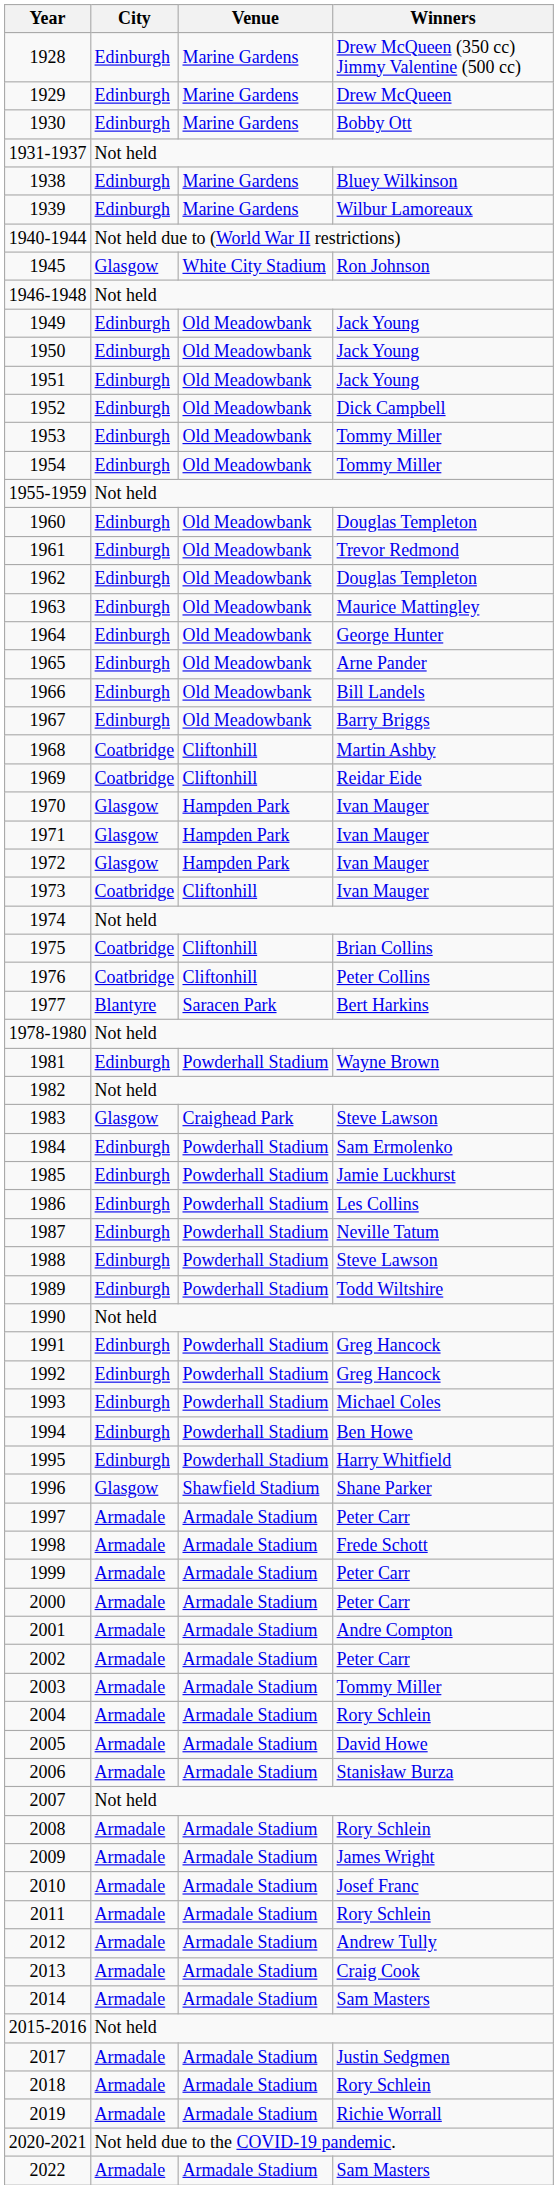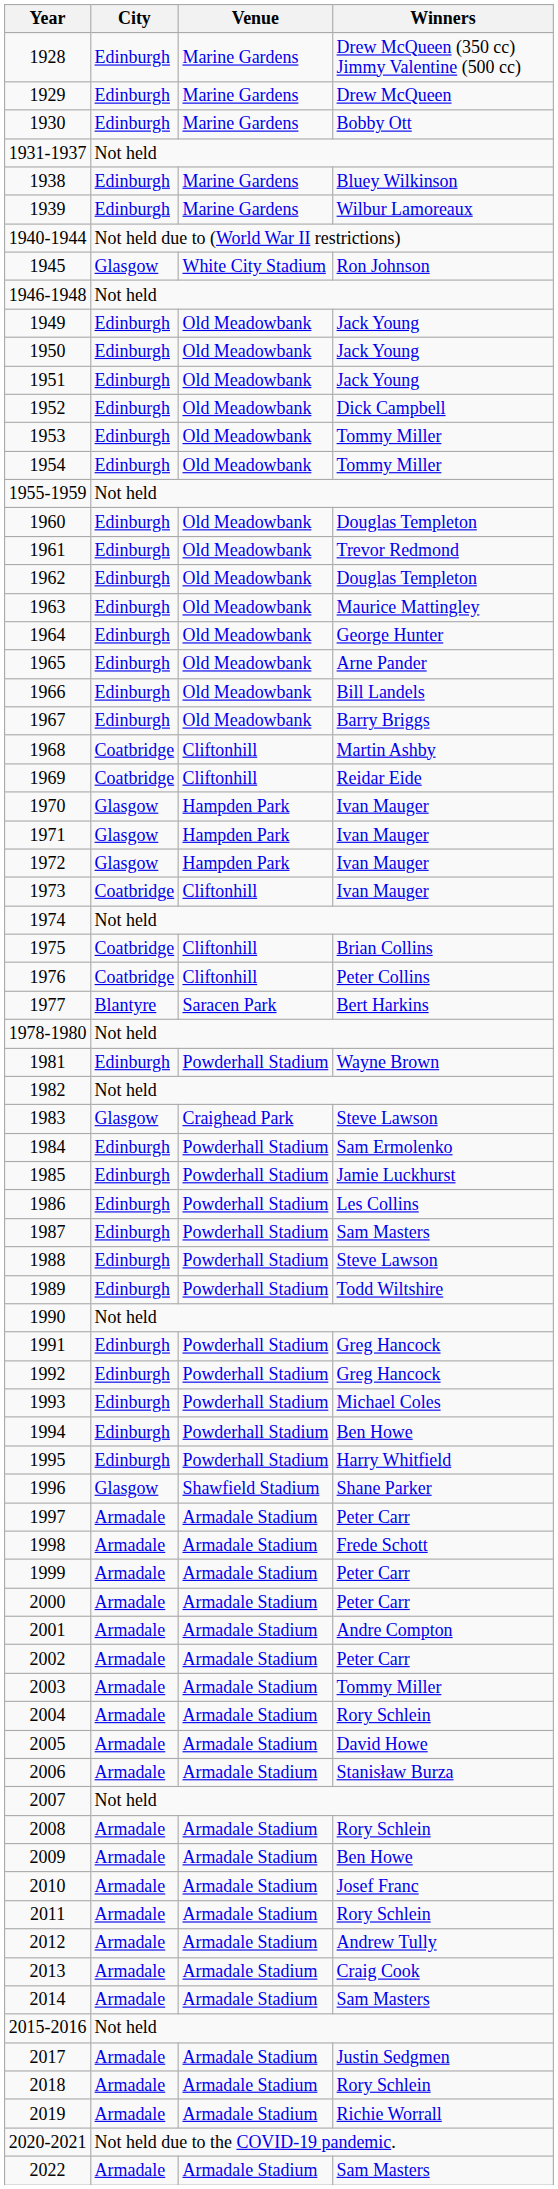(388, 1232) Neville Tatum -> (383, 1232) Sam Masters
(386, 1857) James Wright -> (375, 1857) Ben Howe
